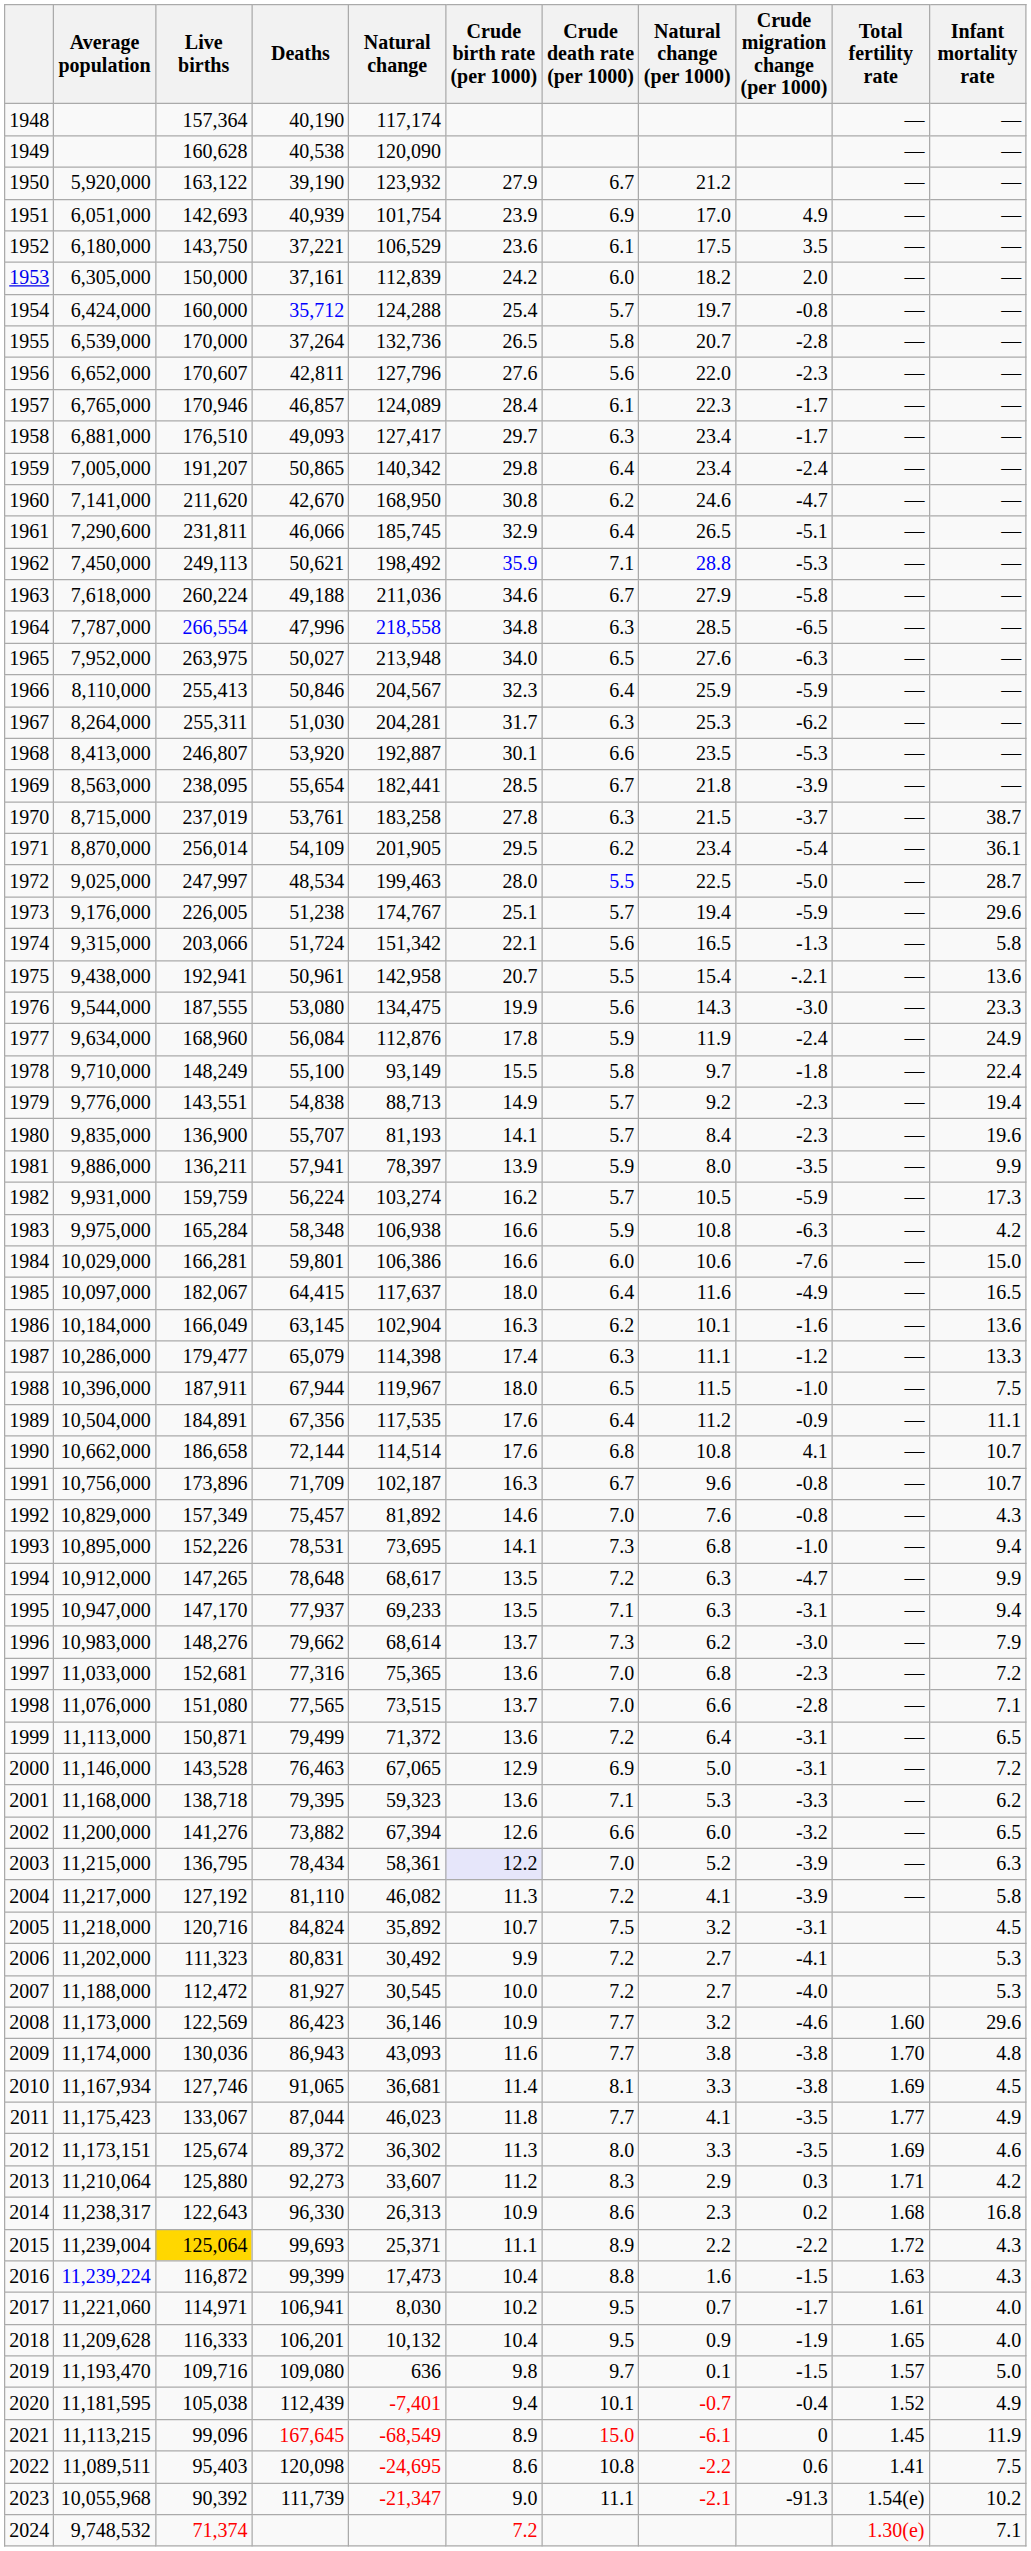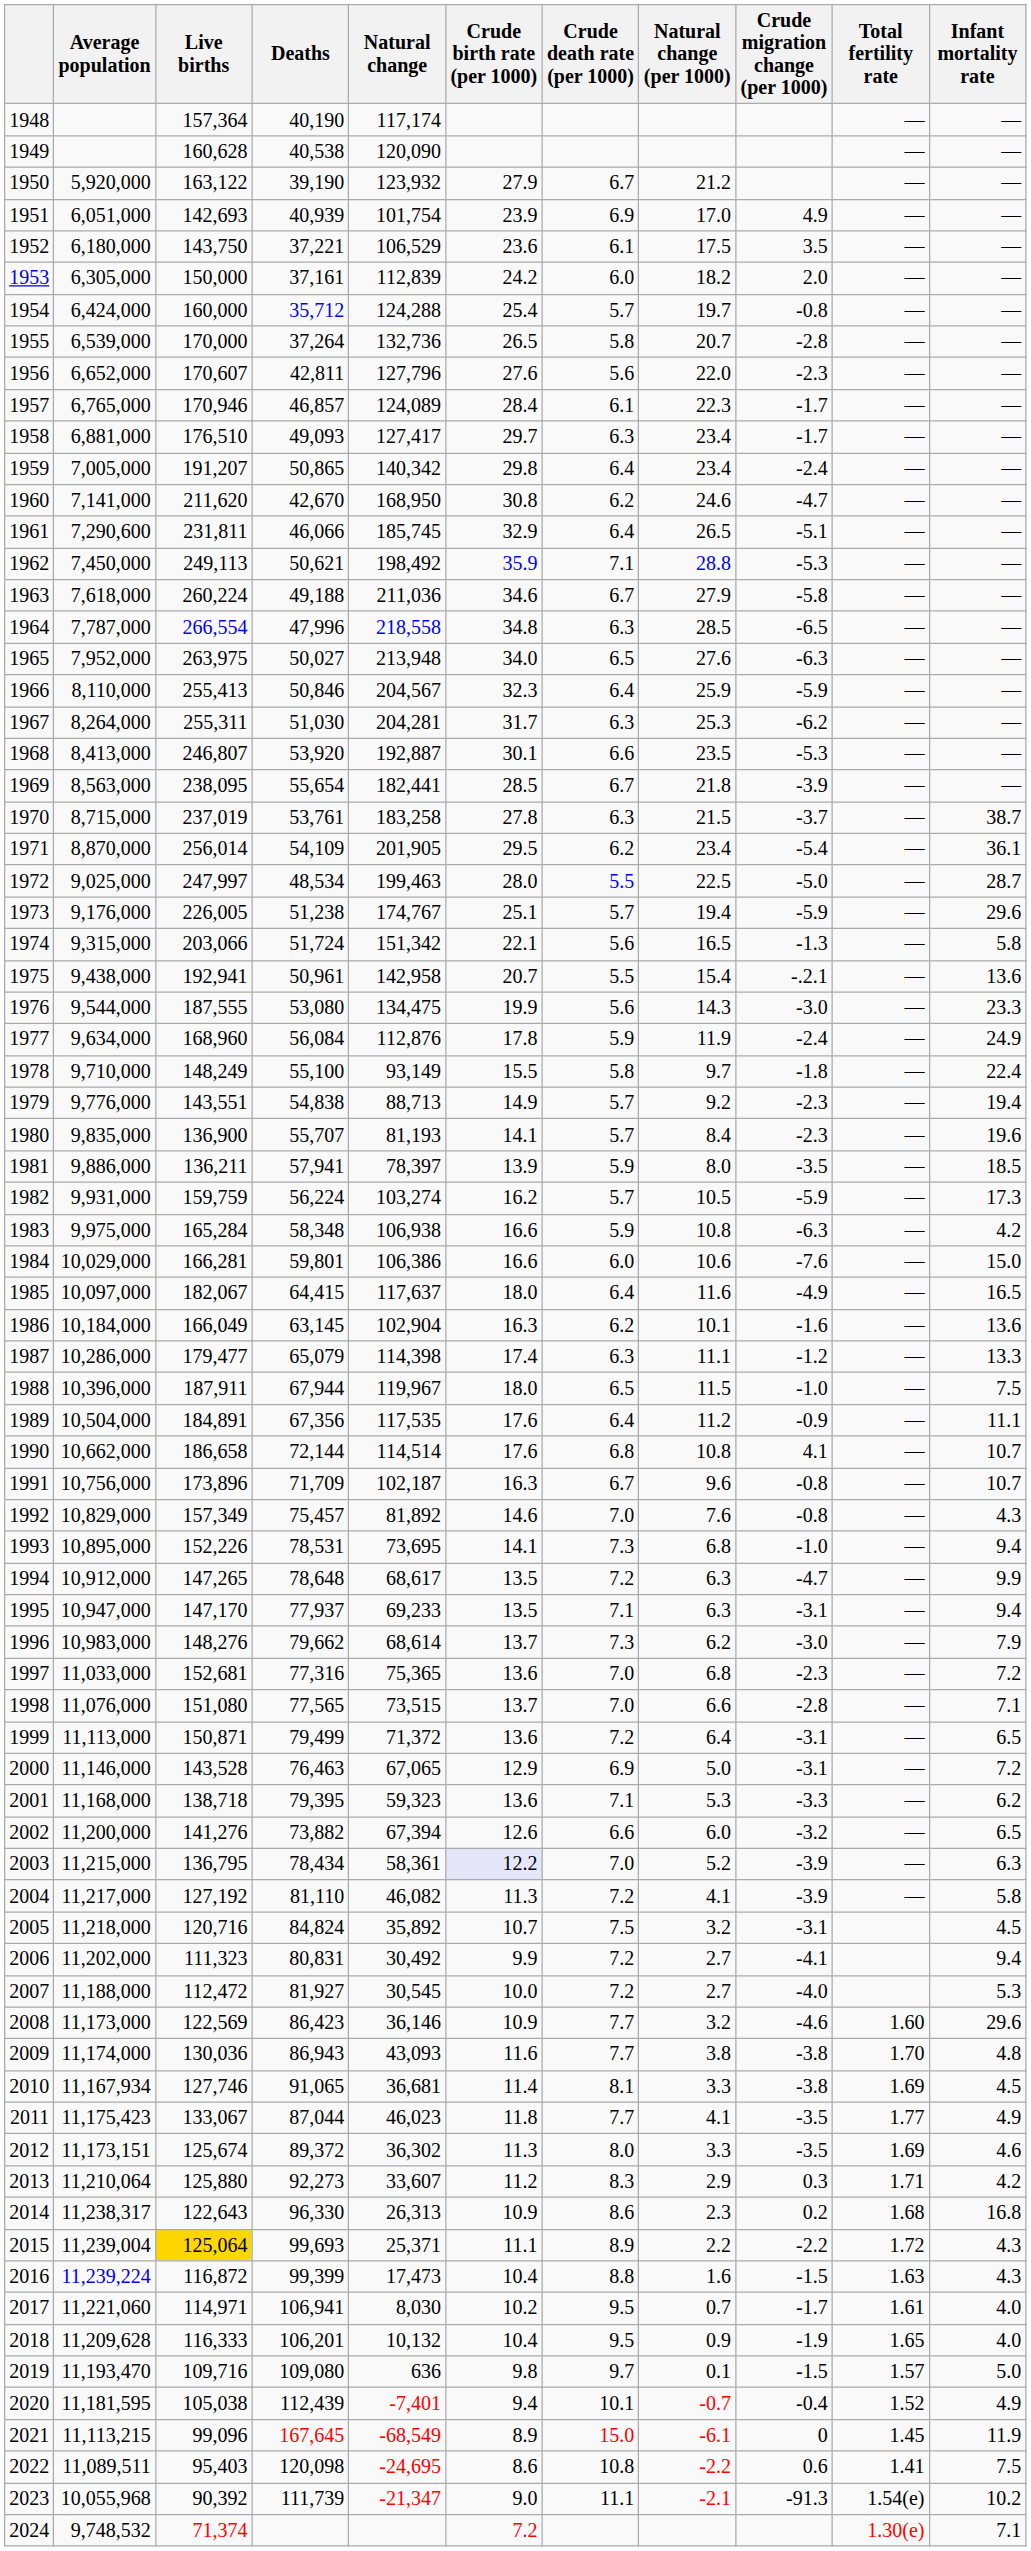(1009, 1166) 9.9 -> (1004, 1166) 18.5
(1009, 1959) 5.3 -> (1009, 1959) 9.4
